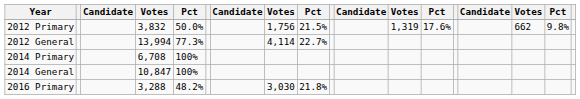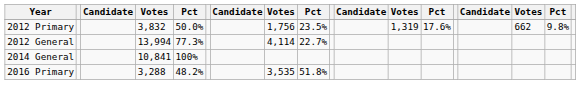(313, 27) 21.5% -> (313, 27) 23.5%
- row: (41, 57)
(154, 72) 10,847 -> (154, 57) 10,841
(281, 87) 3,030 -> (281, 72) 3,535
(313, 87) 21.8% -> (313, 72) 51.8%
